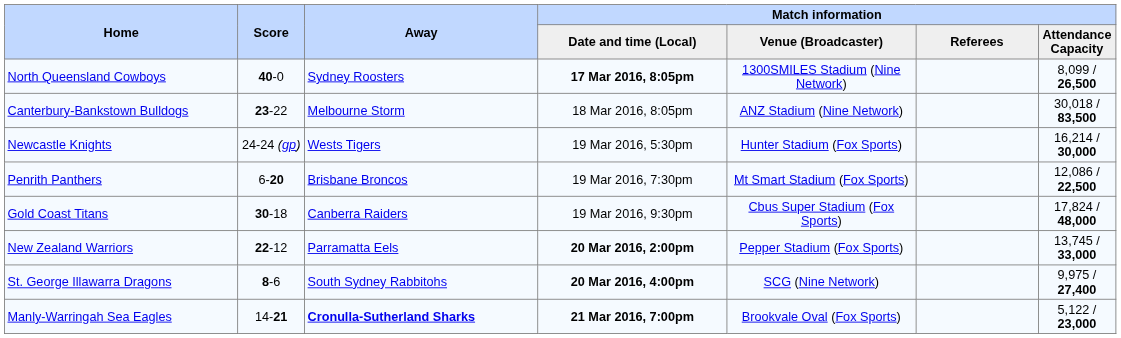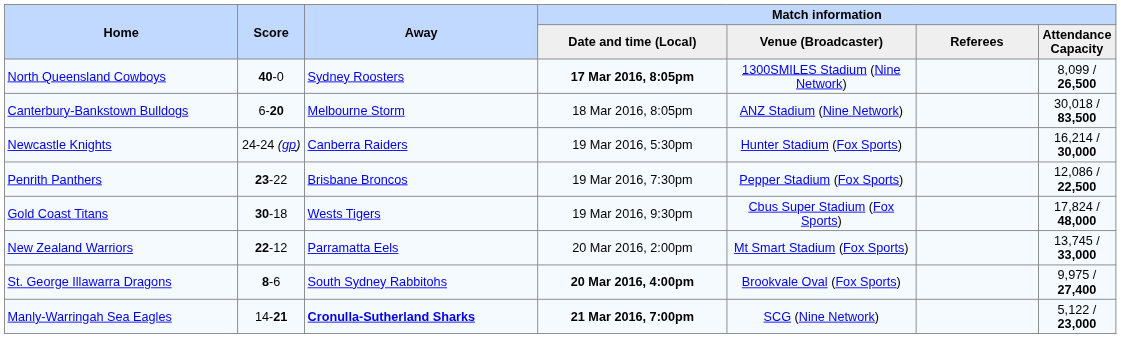(271, 110) 23-22 -> (271, 110) 6-20
(344, 145) Wests Tigers -> (358, 145) Canberra Raiders
(271, 179) 6-20 -> (271, 179) 23-22
(821, 179) Mt Smart Stadium (Fox Sports) -> (821, 179) Pepper Stadium (Fox Sports)
(358, 213) Canberra Raiders -> (344, 213) Wests Tigers
(632, 248) bold -> (632, 248) normal
(821, 248) Pepper Stadium (Fox Sports) -> (821, 248) Mt Smart Stadium (Fox Sports)
(821, 282) SCG (Nine Network) -> (821, 282) Brookvale Oval (Fox Sports)
(821, 316) Brookvale Oval (Fox Sports) -> (821, 316) SCG (Nine Network)
